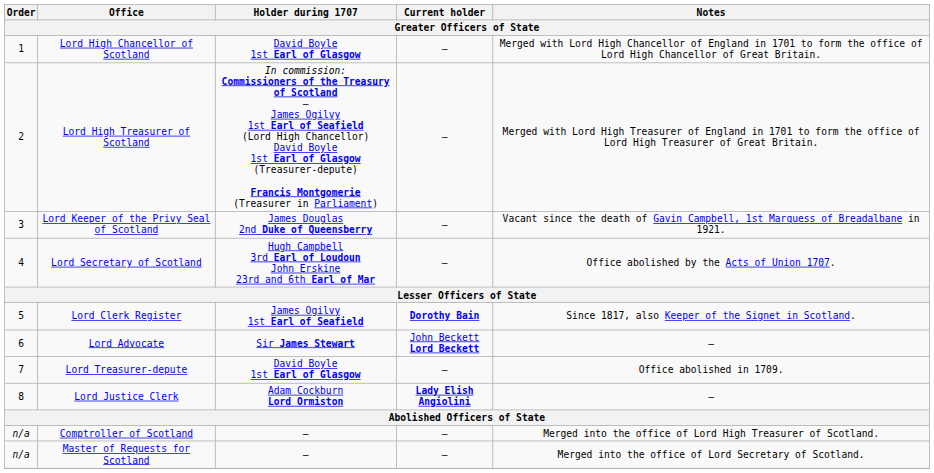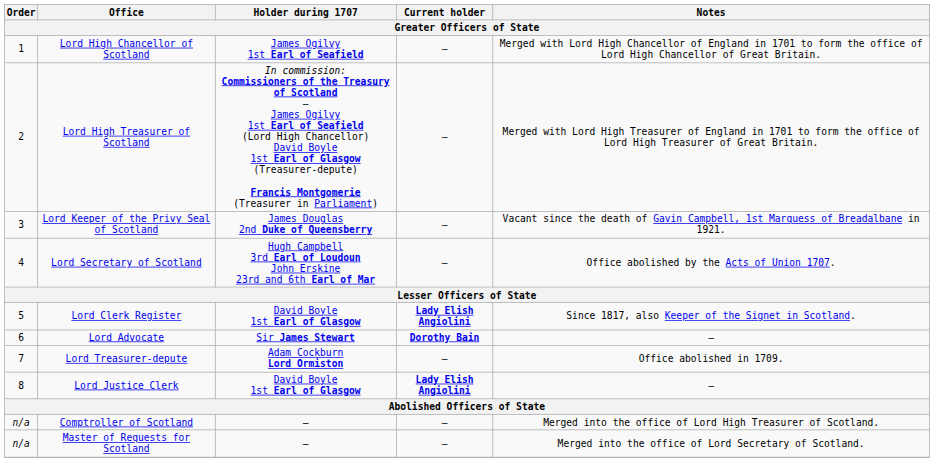(306, 49) David Boyle 1st Earl of Glasgow -> (306, 49) James Ogilvy 1st Earl of Seafield
(306, 316) James Ogilvy 1st Earl of Seafield -> (306, 316) David Boyle 1st Earl of Glasgow
(445, 316) Dorothy Bain -> (445, 316) Lady Elish Angiolini
(445, 343) John Beckett Lord Beckett -> (445, 337) Dorothy Bain
(306, 370) David Boyle 1st Earl of Glasgow -> (306, 359) Adam Cockburn Lord Ormiston
(306, 397) Adam Cockburn Lord Ormiston -> (306, 385) David Boyle 1st Earl of Glasgow
